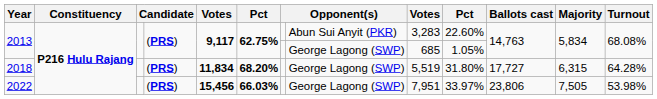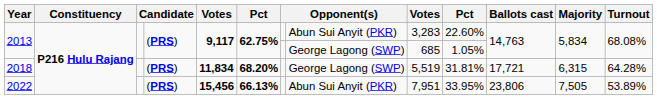(465, 68) 31.80% -> (465, 68) 31.81%
(507, 68) 17,727 -> (507, 68) 17,721
(259, 86) 66.03% -> (259, 86) 66.13%
(347, 86) George Lagong (SWP) -> (343, 86) Abun Sui Anyit (PKR)
(465, 86) 33.97% -> (465, 86) 33.95%
(627, 86) 53.98% -> (627, 86) 53.89%
